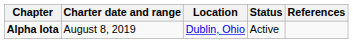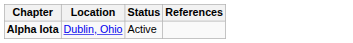- column: (122, 13)
